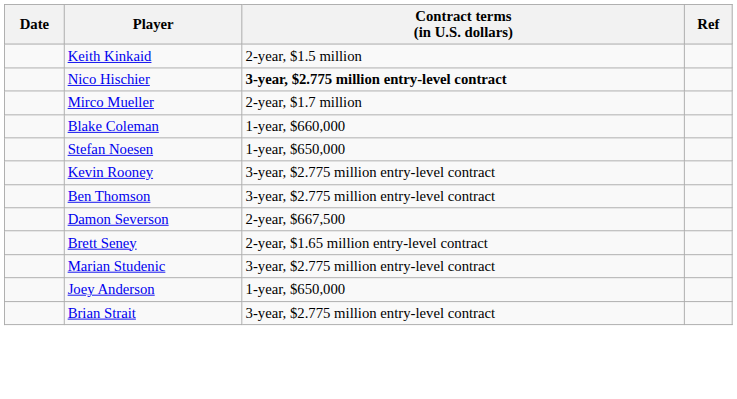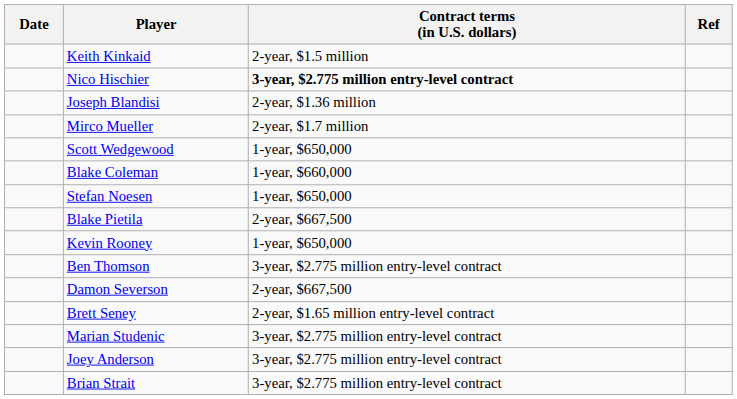+ row: (113, 102)
+ row: (120, 149)
+ row: (105, 219)
(370, 172) 3-year, $2.775 million entry-level contract -> (302, 242) 1-year, $650,000
(295, 289) 1-year, $650,000 -> (377, 359) 3-year, $2.775 million entry-level contract
